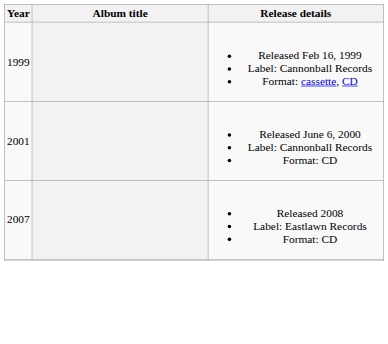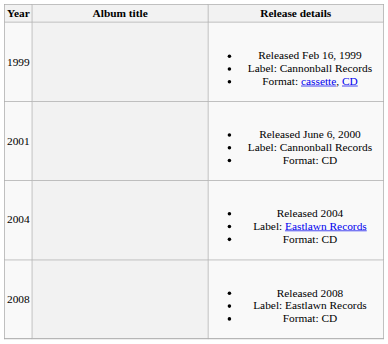+ row: (296, 226)
(18, 220) 2007 -> (18, 299) 2008
